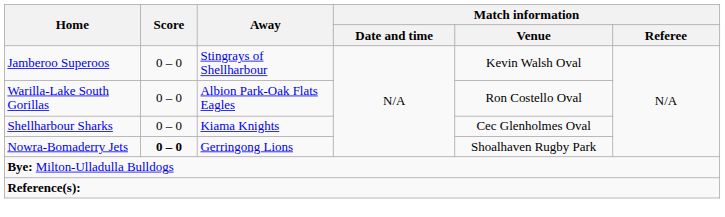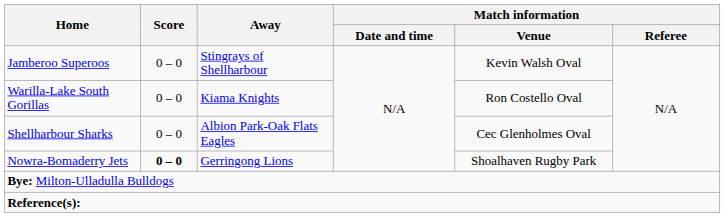(259, 98) Albion Park-Oak Flats Eagles -> (240, 98) Kiama Knights
(240, 126) Kiama Knights -> (259, 133) Albion Park-Oak Flats Eagles
